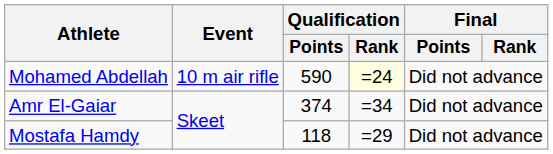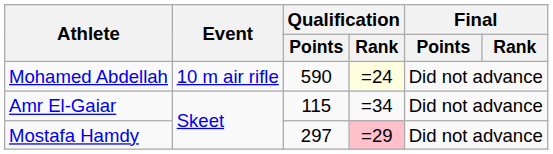(316, 106) 374 -> (316, 106) 115
(316, 135) 118 -> (316, 135) 297
(377, 135) no background -> (377, 135) pink background
